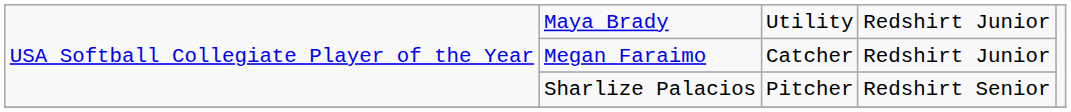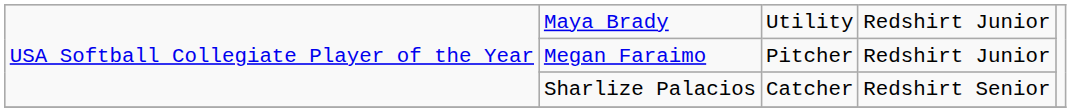(810, 56) Catcher -> (810, 56) Pitcher
(810, 90) Pitcher -> (810, 90) Catcher
